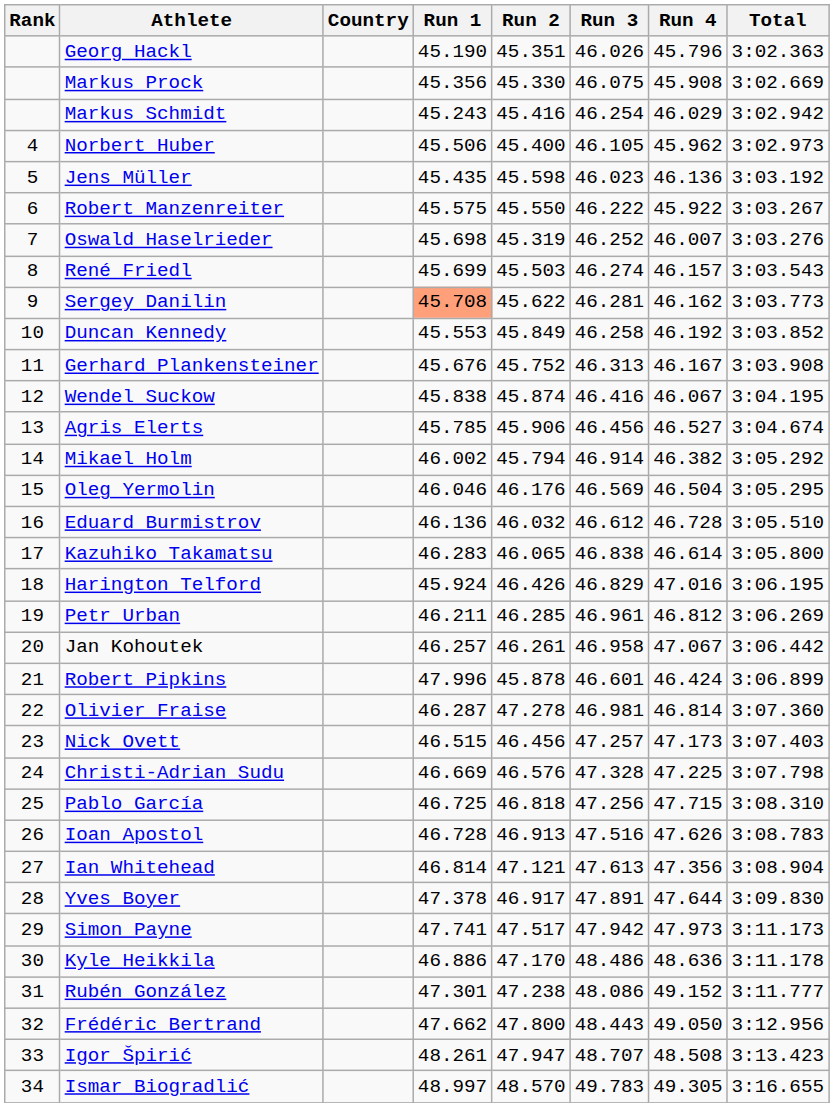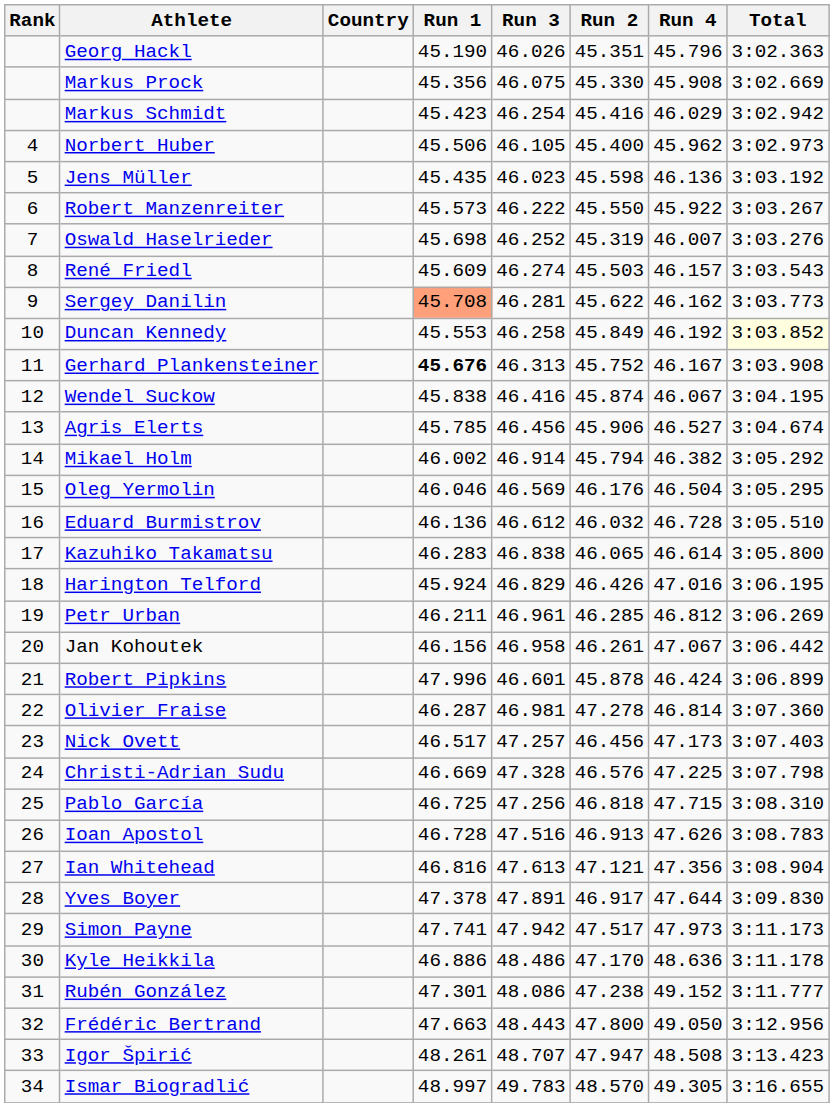columns swapped: (531, 20) <-> (609, 20)
(452, 114) 45.243 -> (452, 114) 45.423
(452, 209) 45.575 -> (452, 209) 45.573
(452, 271) 45.699 -> (452, 271) 45.609
(778, 334) no background -> (778, 334) lightyellow background
(452, 365) normal -> (452, 365) bold
(452, 648) 46.257 -> (452, 648) 46.156
(452, 742) 46.515 -> (452, 742) 46.517
(452, 867) 46.814 -> (452, 867) 46.816
(452, 1024) 47.662 -> (452, 1024) 47.663
